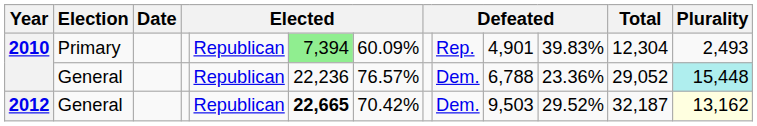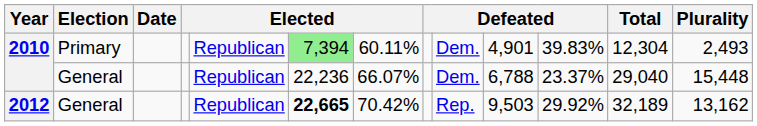(388, 47) 60.09% -> (389, 47) 60.11%
(455, 47) Rep. -> (458, 47) Dem.
(388, 76) 76.57% -> (388, 76) 66.07%
(573, 76) 23.36% -> (573, 76) 23.37%
(640, 76) 29,052 -> (640, 76) 29,040
(721, 76) paleturquoise background -> (721, 76) no background
(458, 105) Dem. -> (455, 105) Rep.
(573, 105) 29.52% -> (573, 105) 29.92%
(640, 105) 32,187 -> (640, 105) 32,189
(721, 105) lightyellow background -> (721, 105) no background
